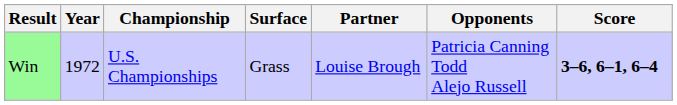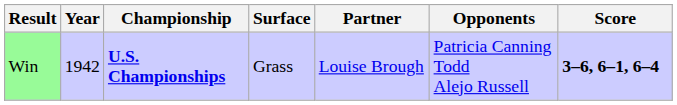(82, 66) 1972 -> (82, 66) 1942
(163, 66) normal -> (167, 66) bold
